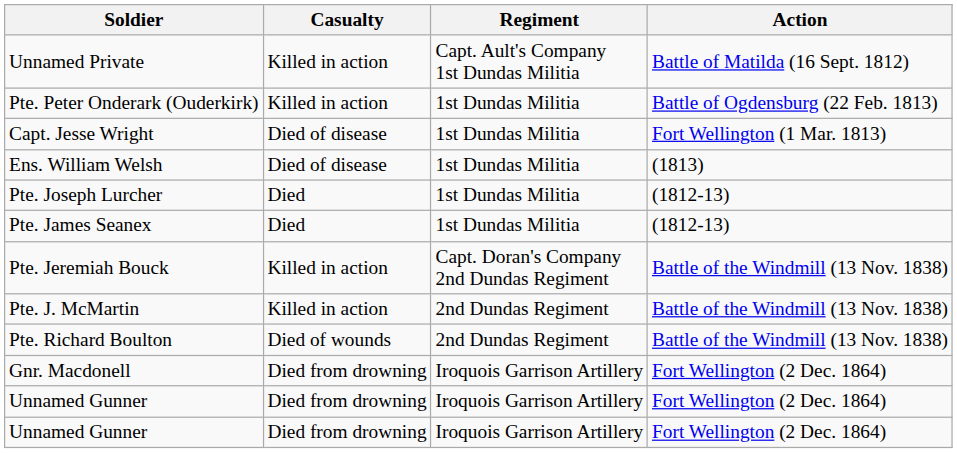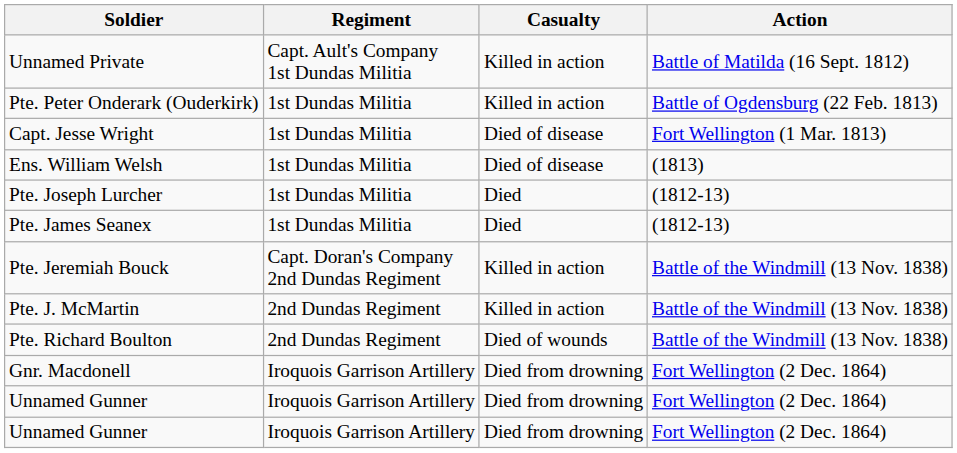columns swapped: (539, 19) <-> (347, 19)
